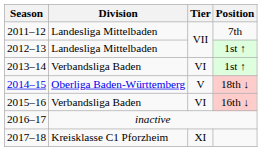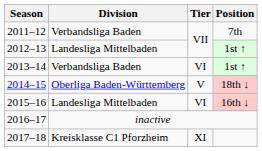(104, 31) Landesliga Mittelbaden -> (96, 31) Verbandsliga Baden
(96, 102) Verbandsliga Baden -> (104, 102) Landesliga Mittelbaden
